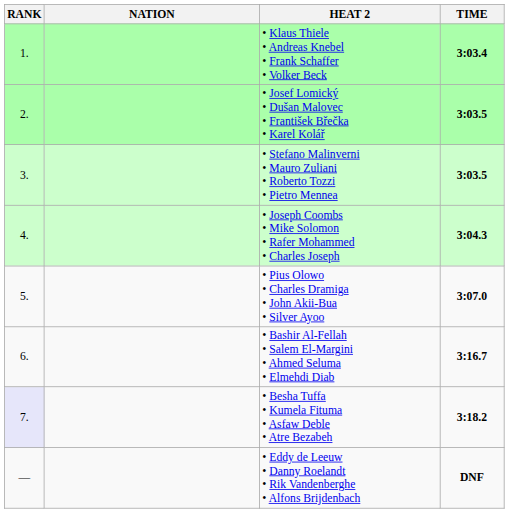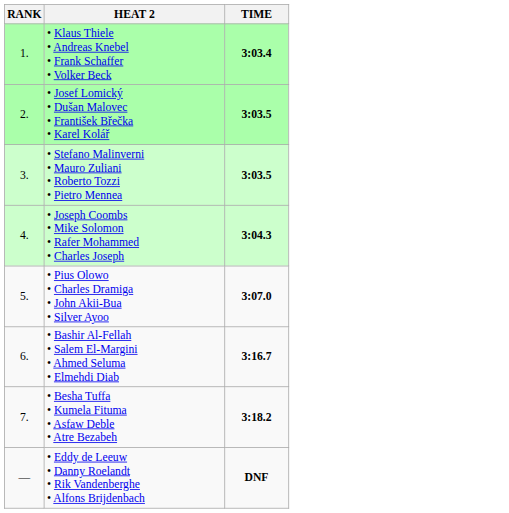- column: (152, 14)
(24, 417) lavender background -> (24, 417) no background
